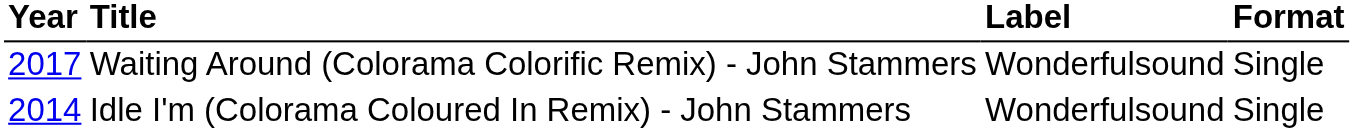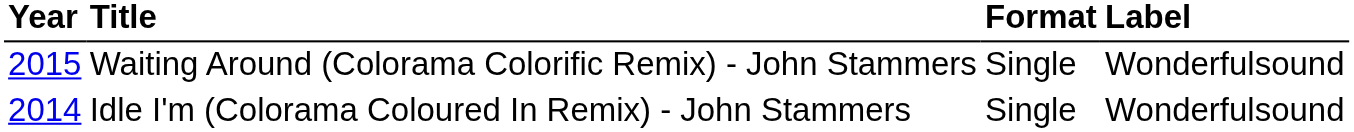columns swapped: (1289, 17) <-> (1028, 17)
(45, 64) 2017 -> (45, 64) 2015
